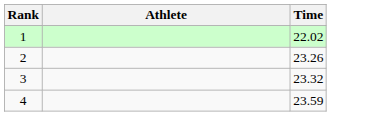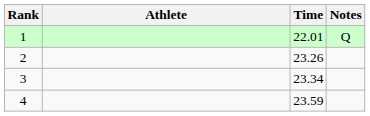+ column: (346, 15)
(308, 36) 22.02 -> (308, 36) 22.01
(308, 79) 23.32 -> (308, 79) 23.34
